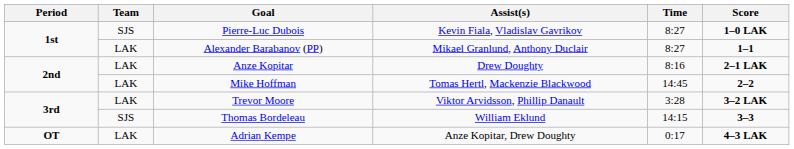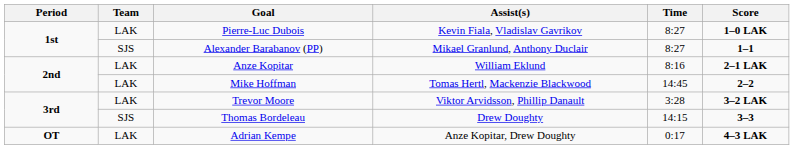(126, 30) SJS -> (126, 30) LAK
(126, 48) LAK -> (126, 48) SJS
(510, 65) Drew Doughty -> (510, 65) William Eklund
(510, 118) William Eklund -> (510, 118) Drew Doughty
